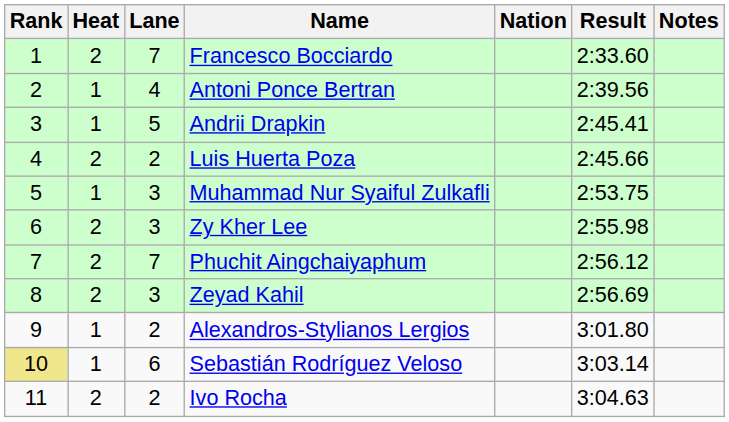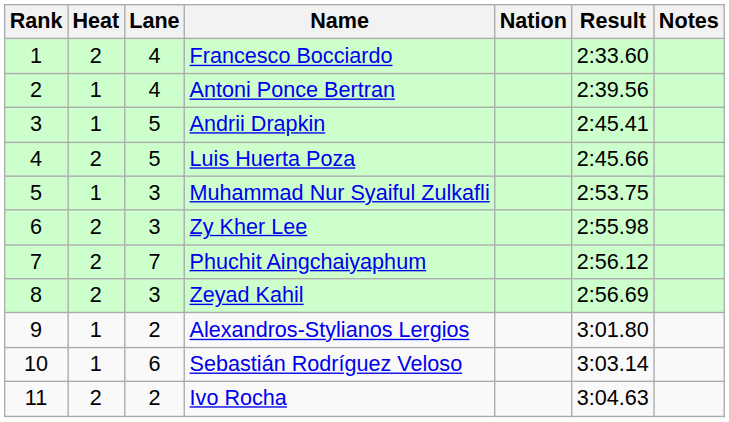(154, 55) 7 -> (154, 55) 4
(154, 158) 2 -> (154, 158) 5
(36, 364) khaki background -> (36, 364) no background
